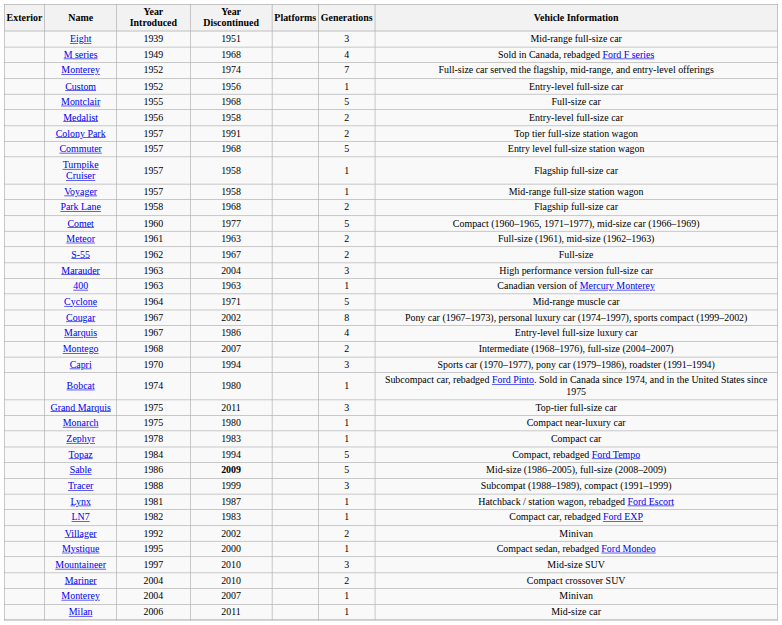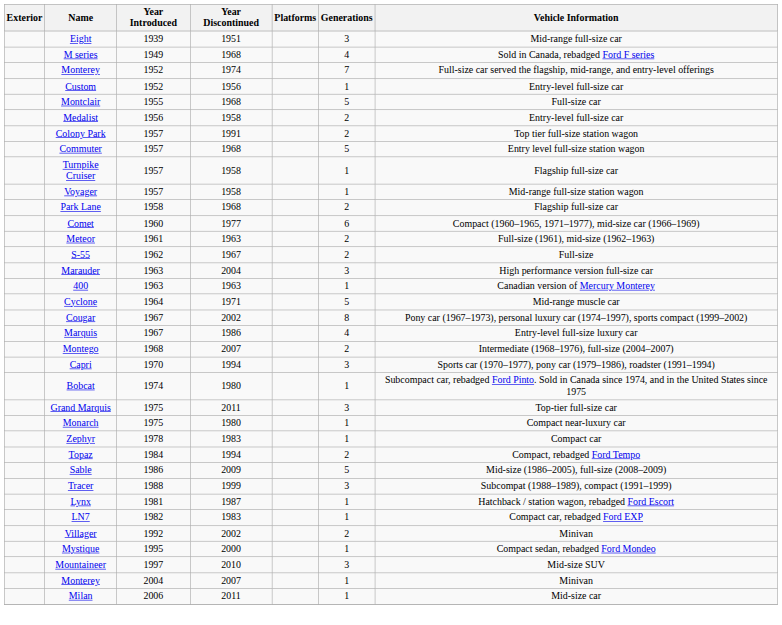(347, 223) 5 -> (347, 223) 6
(347, 454) 5 -> (347, 454) 2
(231, 470) bold -> (231, 470) normal
- row: (81, 580)
